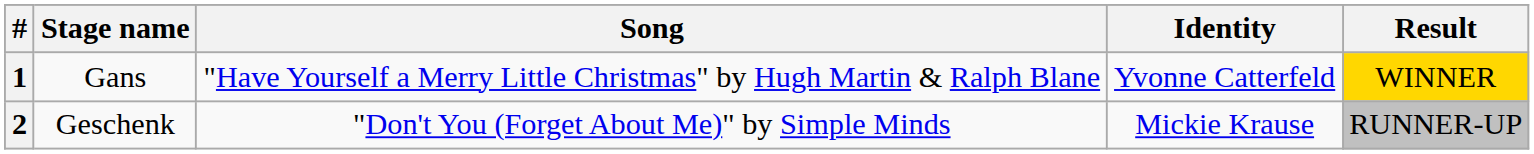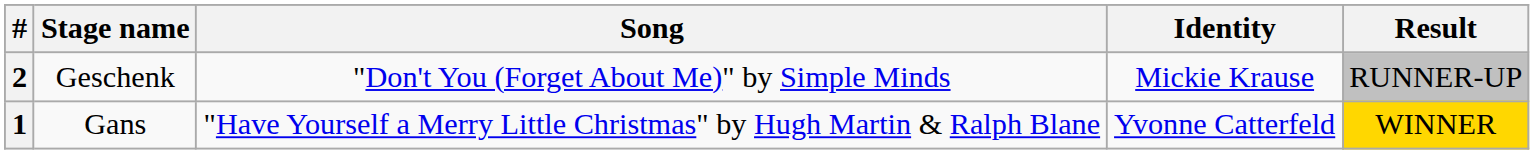rows swapped: (19, 76) <-> (19, 124)
